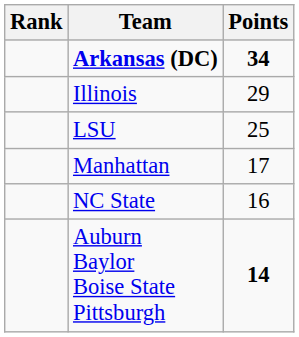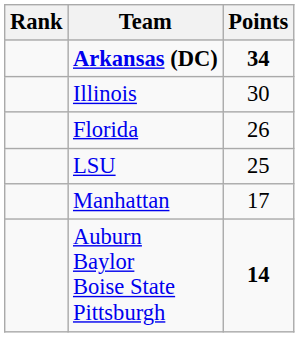(258, 93) 29 -> (258, 93) 30
+ row: (106, 129)
- row: (114, 201)
